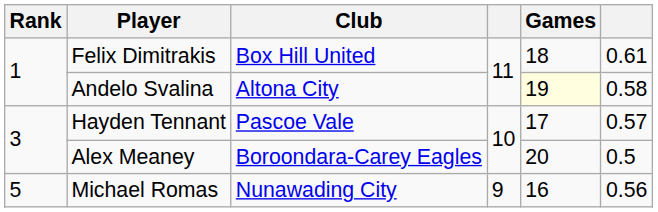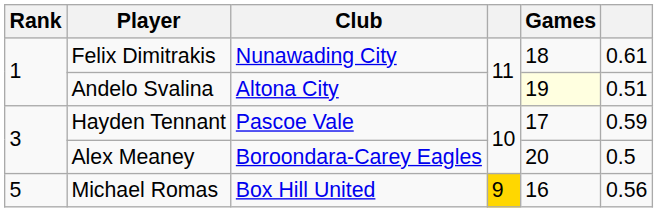(306, 55) Box Hill United -> (316, 55) Nunawading City
(627, 88) 0.58 -> (627, 88) 0.51
(627, 122) 0.57 -> (627, 122) 0.59
(316, 190) Nunawading City -> (306, 190) Box Hill United
(498, 190) no background -> (498, 190) gold background
